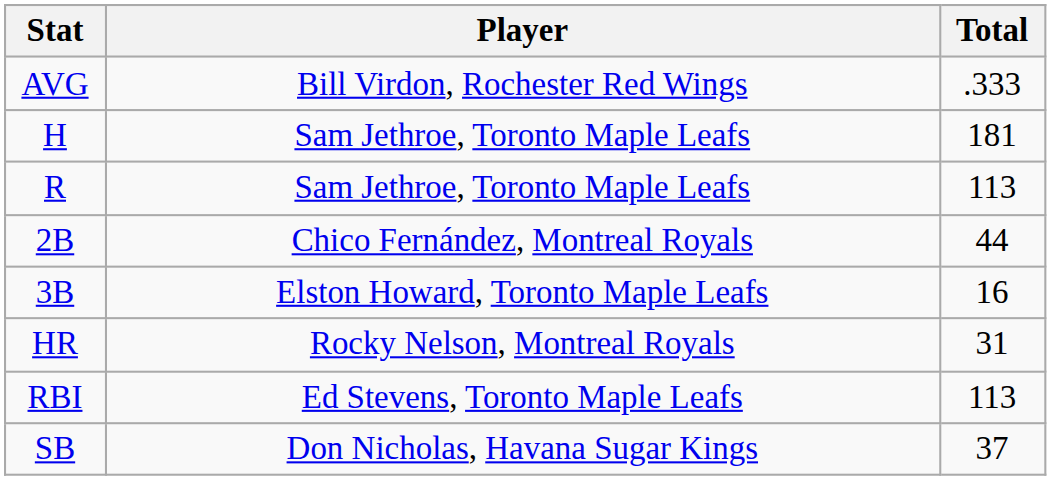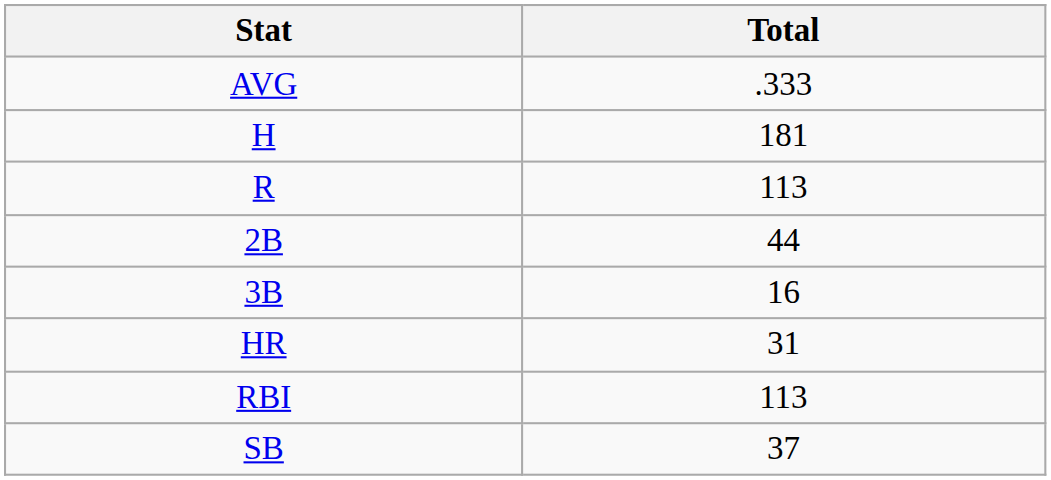- column: (522, 30)
